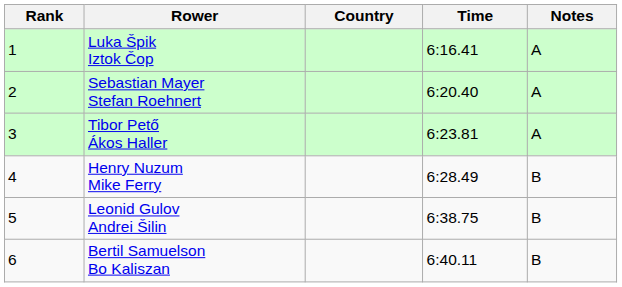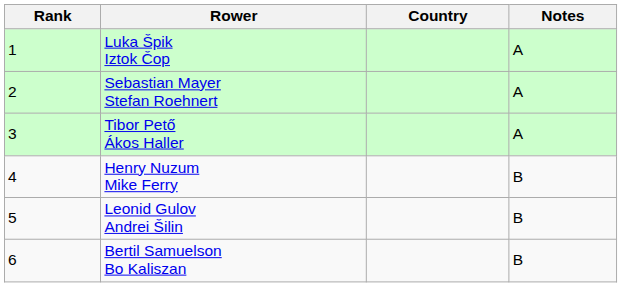- column: (475, 16)
